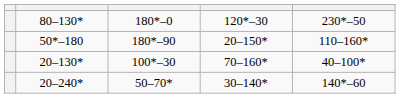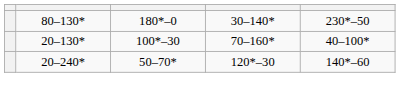(246, 21) 120*–30 -> (253, 21) 30–140*
- row: (61, 41)
(246, 83) 30–140* -> (253, 62) 120*–30
